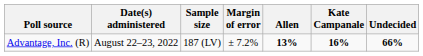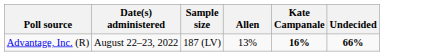- column: (243, 19)
(287, 42) bold -> (248, 42) normal
